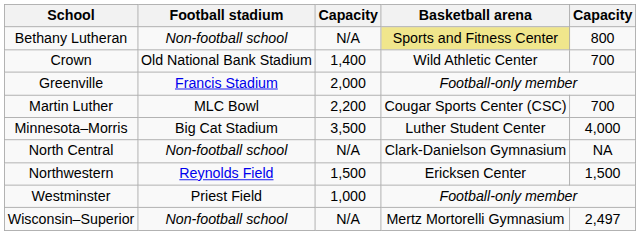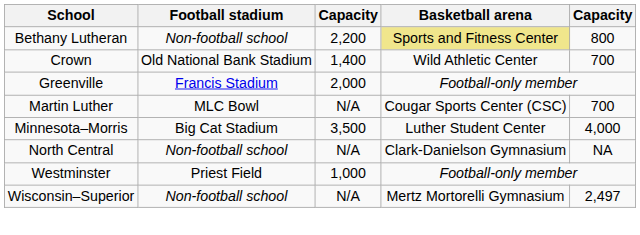(348, 38) N/A -> (348, 38) 2,200
(348, 106) 2,200 -> (348, 106) N/A
- row: (71, 173)
